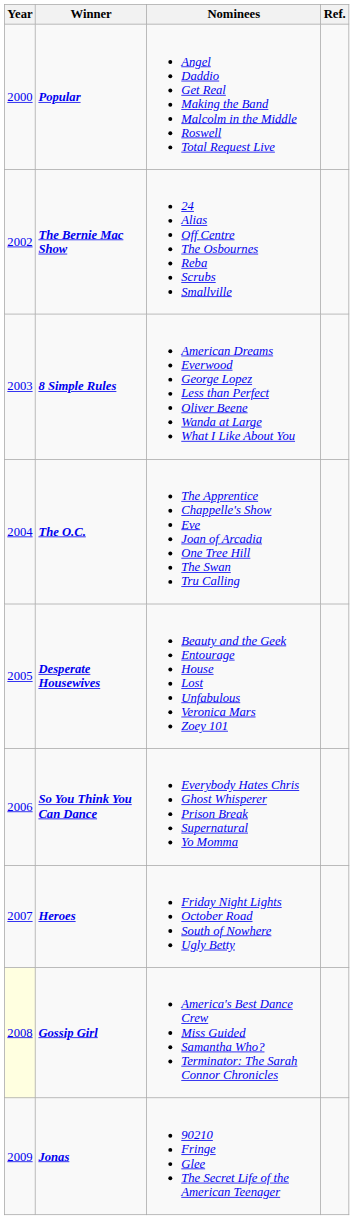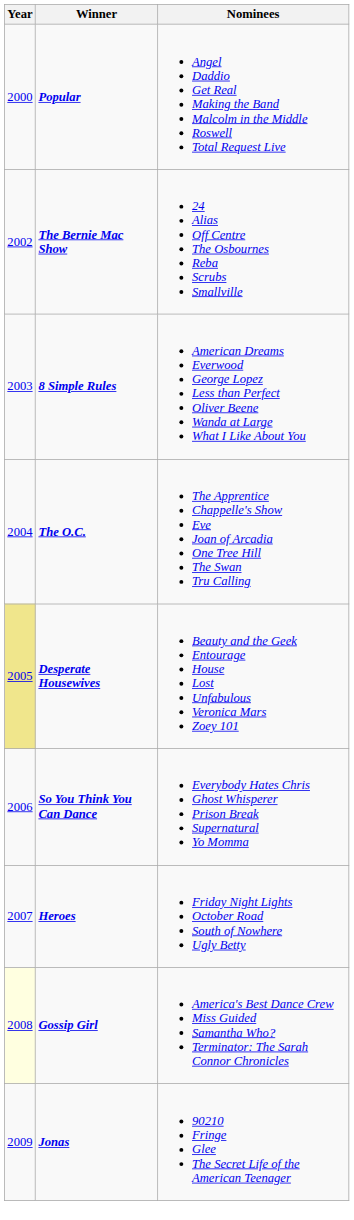- column: (335, 14)
(20, 676) no background -> (20, 676) khaki background
